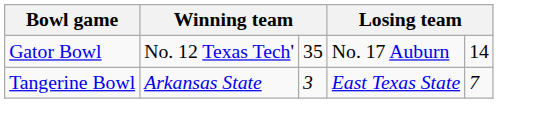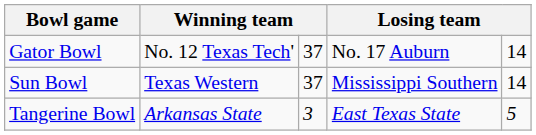(313, 51) 35 -> (313, 51) 37
+ row: (48, 82)
(474, 82) 7 -> (511, 113) 5
